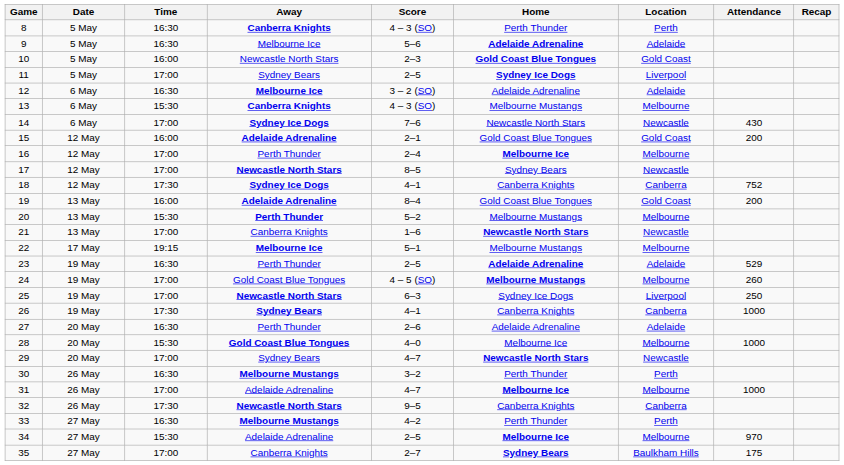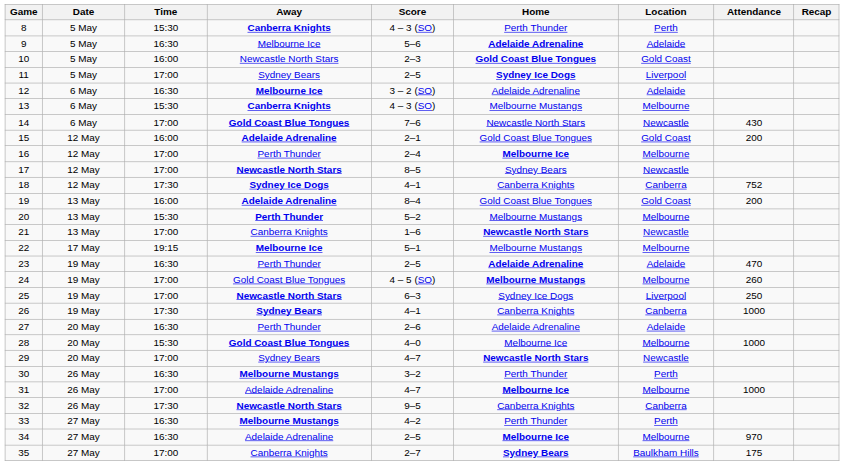(166, 28) 16:30 -> (166, 28) 15:30
(289, 122) Sydney Ice Dogs -> (289, 122) Gold Coast Blue Tongues
(754, 264) 529 -> (754, 264) 470
(166, 437) 15:30 -> (166, 437) 16:30
